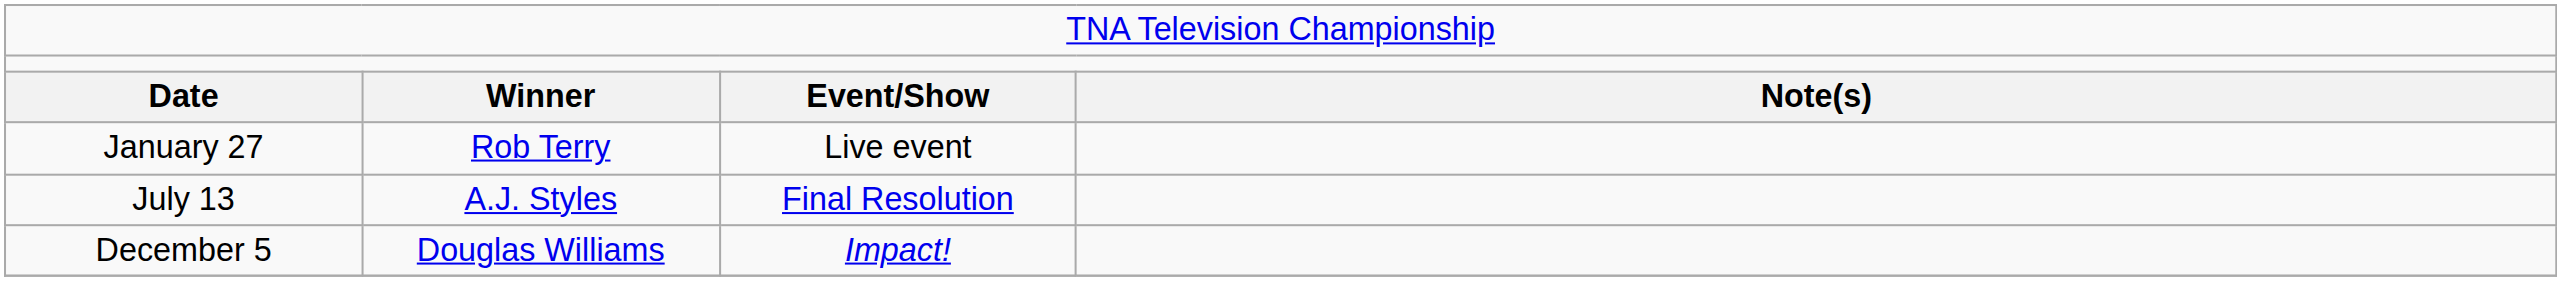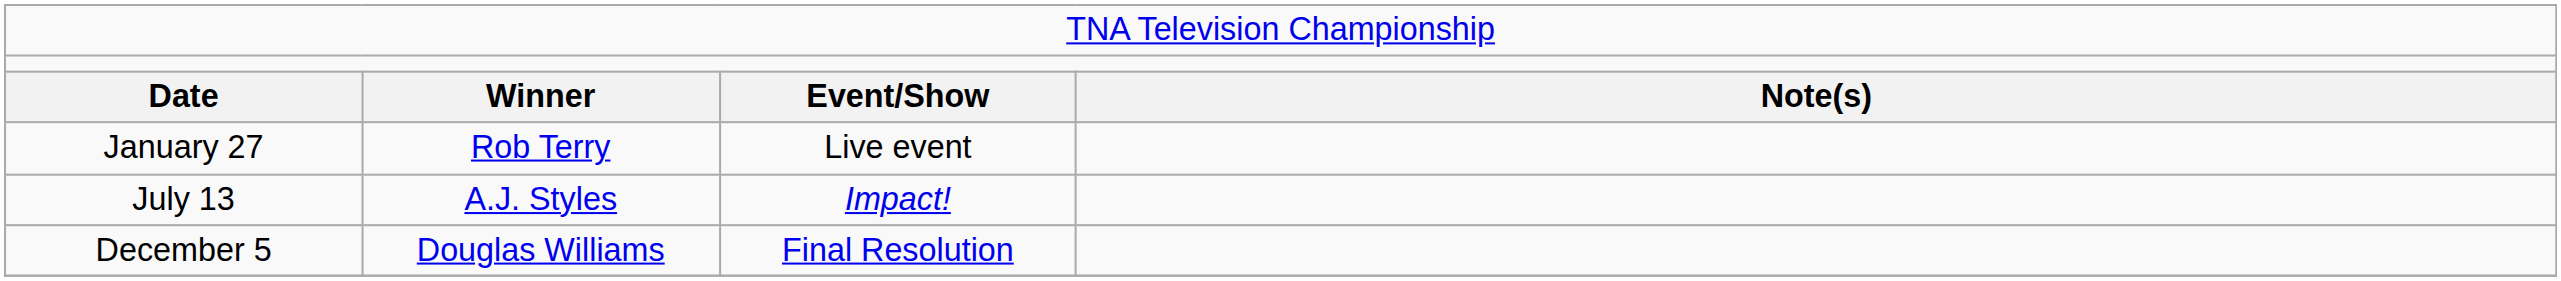(898, 198) Final Resolution -> (898, 198) Impact!
(898, 250) Impact! -> (898, 250) Final Resolution
